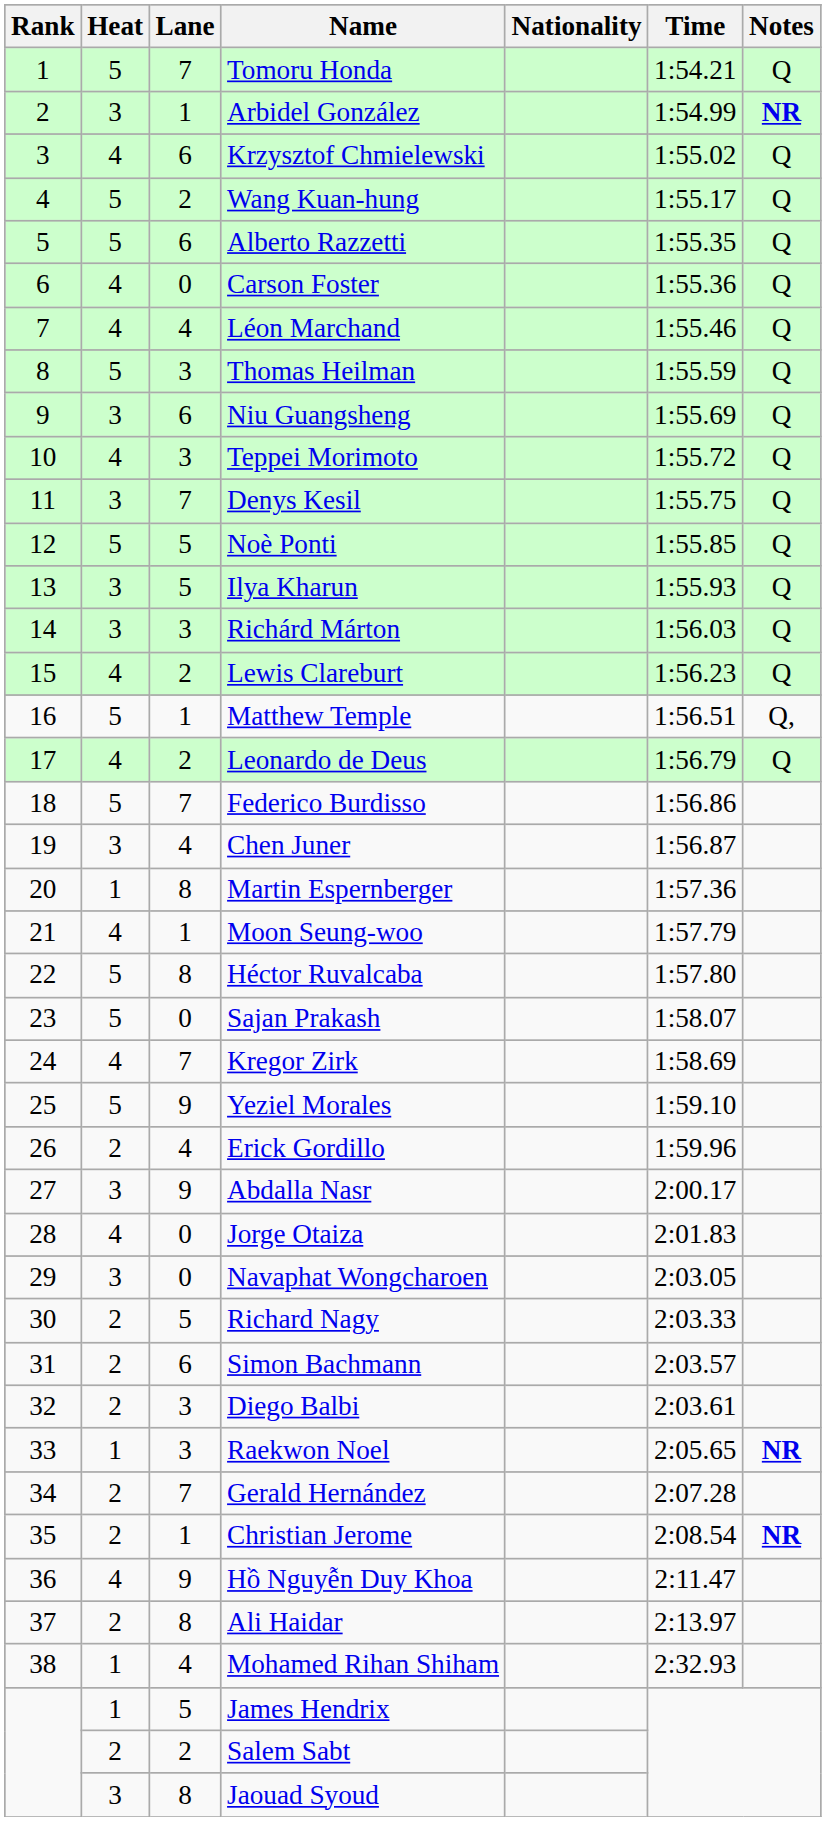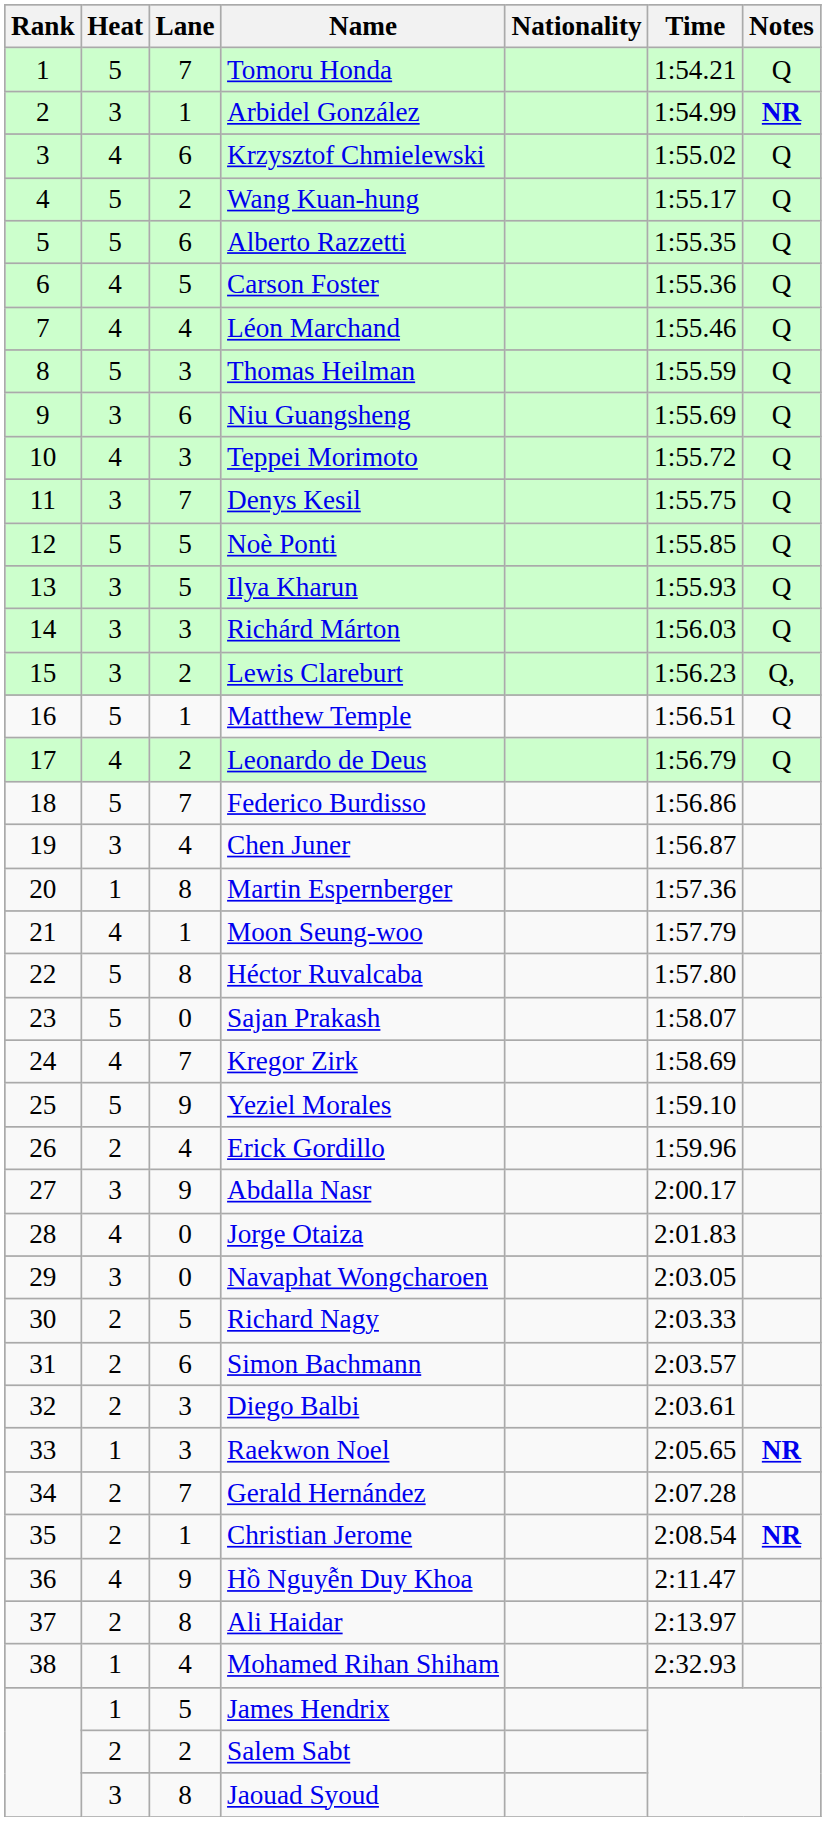(185, 284) 0 -> (185, 284) 5
(115, 673) 4 -> (115, 673) 3
(781, 673) Q -> (781, 673) Q,
(781, 716) Q, -> (781, 716) Q
